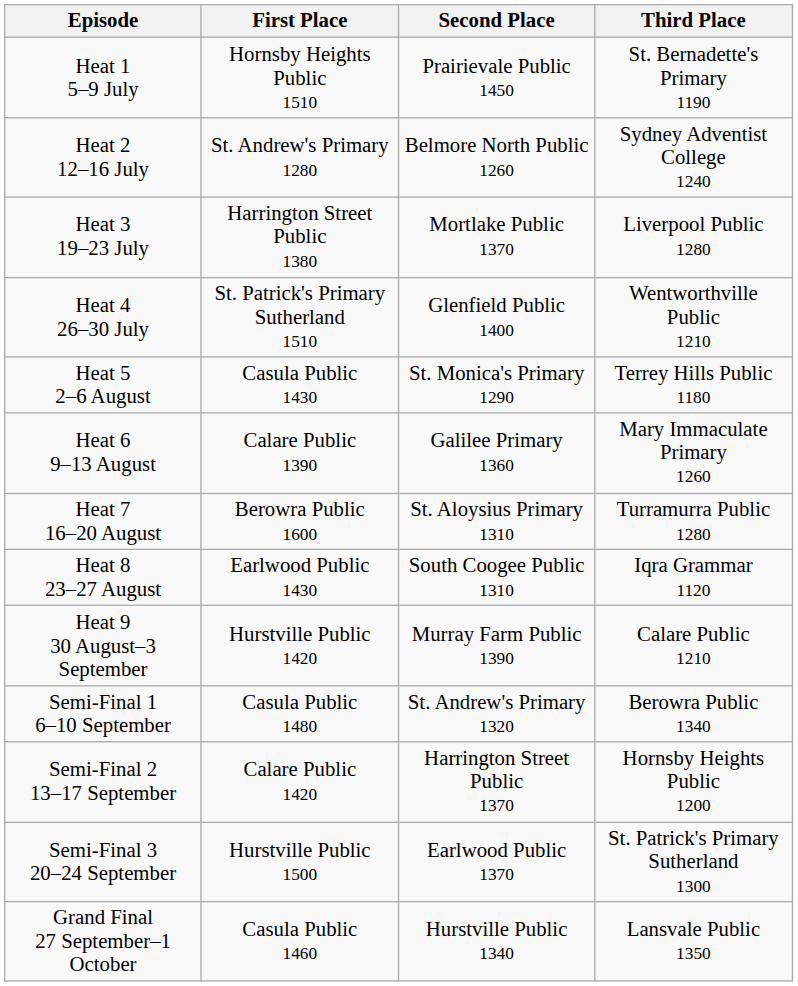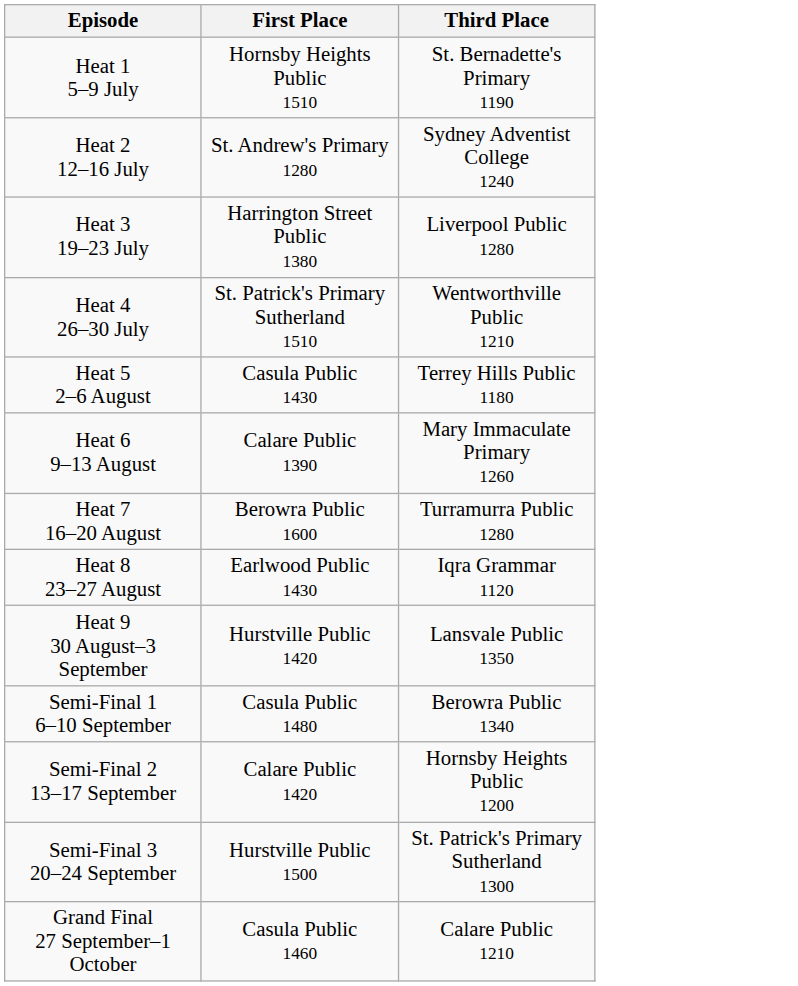- column: (497, 20)
(693, 645) Calare Public 1210 -> (497, 645) Lansvale Public 1350
(693, 941) Lansvale Public 1350 -> (497, 941) Calare Public 1210
